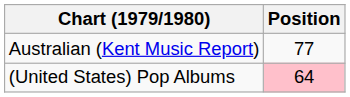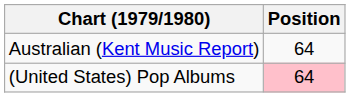(304, 48) 77 -> (304, 48) 64
